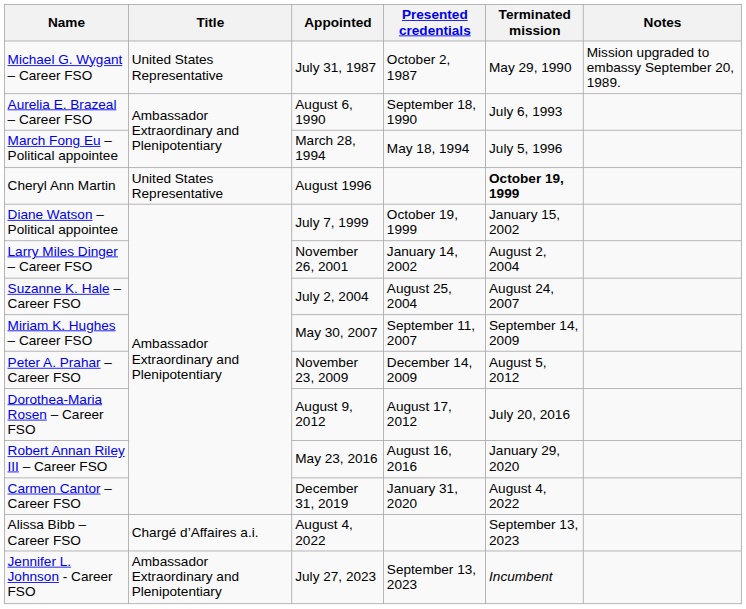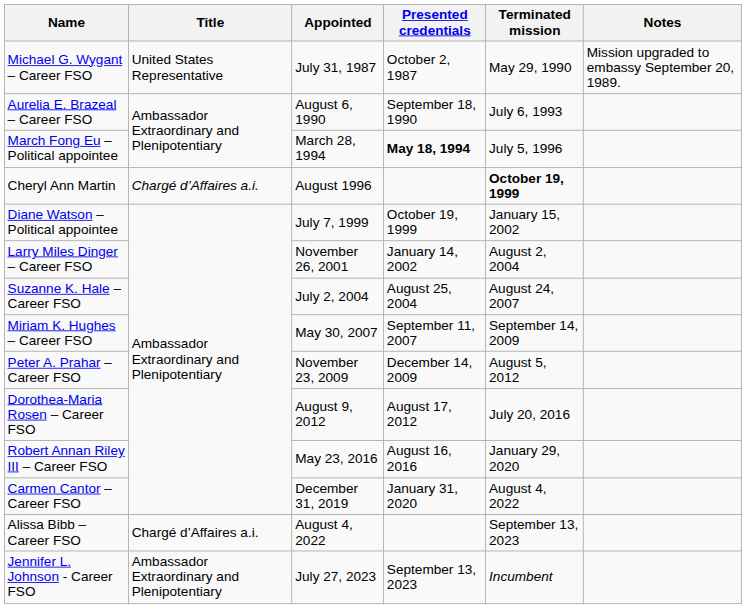(428, 148) normal -> (428, 148) bold
(177, 185) United States Representative -> (195, 185) Chargé d’Affaires a.i.
